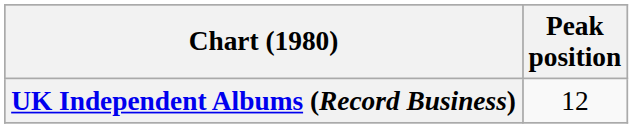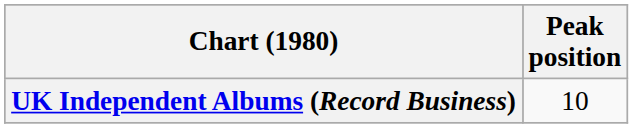(575, 100) 12 -> (575, 100) 10
